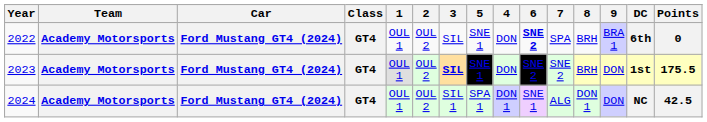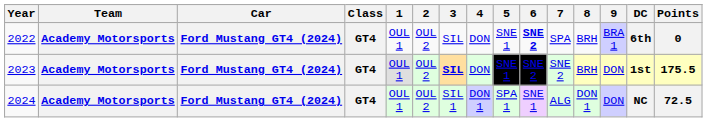columns swapped: (507, 14) <-> (480, 14)
(678, 101) 42.5 -> (678, 101) 72.5
